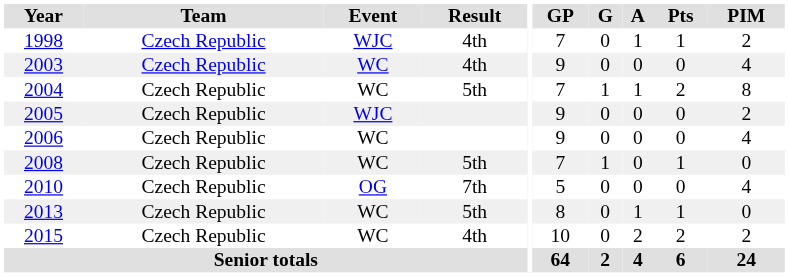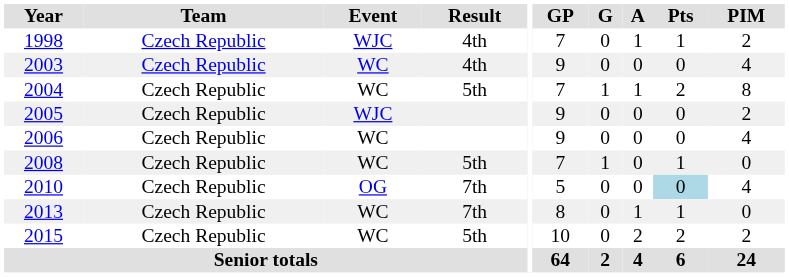(681, 186) no background -> (681, 186) lightblue background
(475, 211) 5th -> (475, 211) 7th
(475, 235) 4th -> (475, 235) 5th
